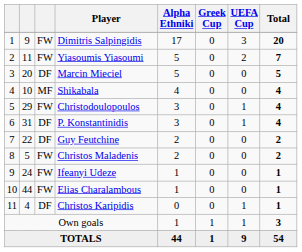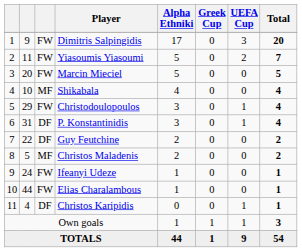(45, 73) DF -> (45, 73) FW
(45, 156) FW -> (45, 156) MF
